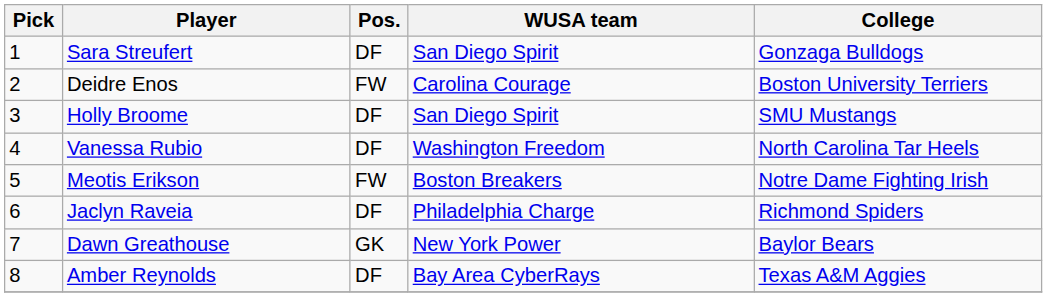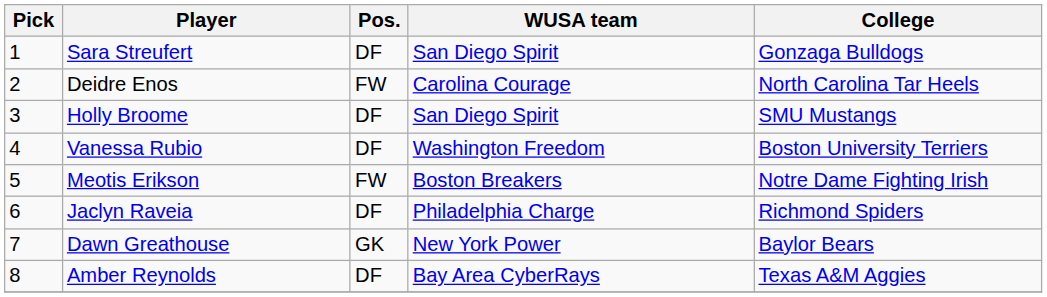(873, 84) Boston University Terriers -> (869, 84) North Carolina Tar Heels
(869, 148) North Carolina Tar Heels -> (873, 148) Boston University Terriers
